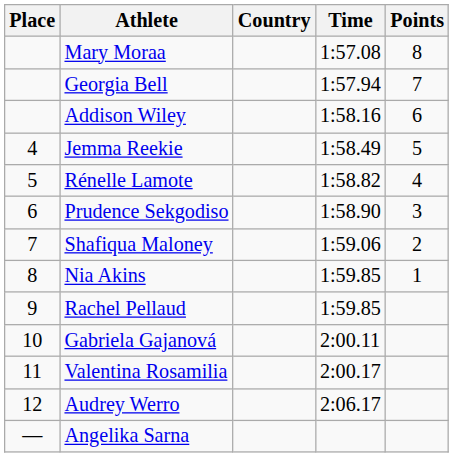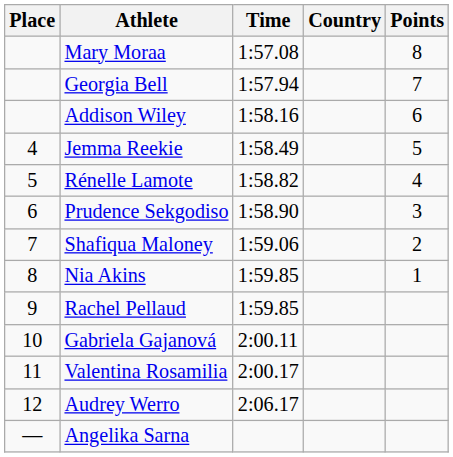columns swapped: (274, 20) <-> (350, 20)
